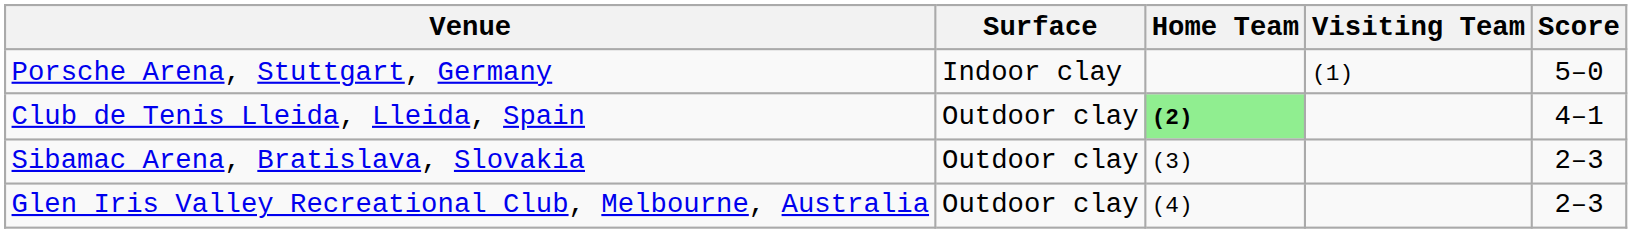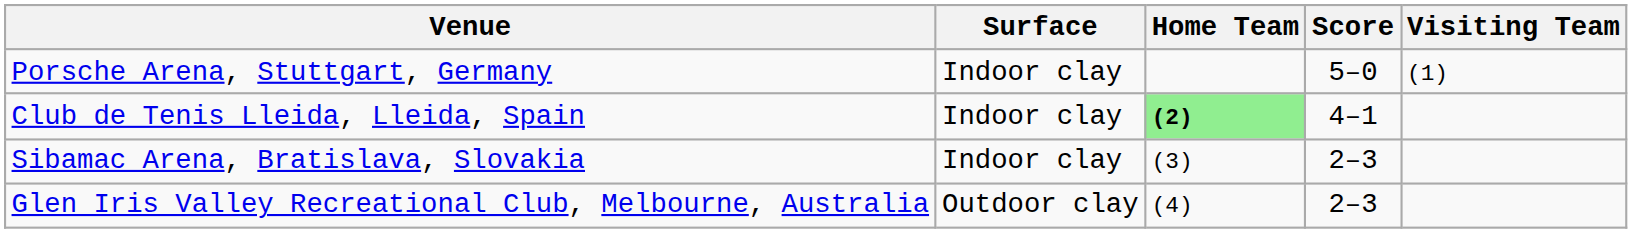columns swapped: (1579, 27) <-> (1419, 27)
(1040, 116) Outdoor clay -> (1032, 116) Indoor clay
(1040, 161) Outdoor clay -> (1032, 161) Indoor clay
